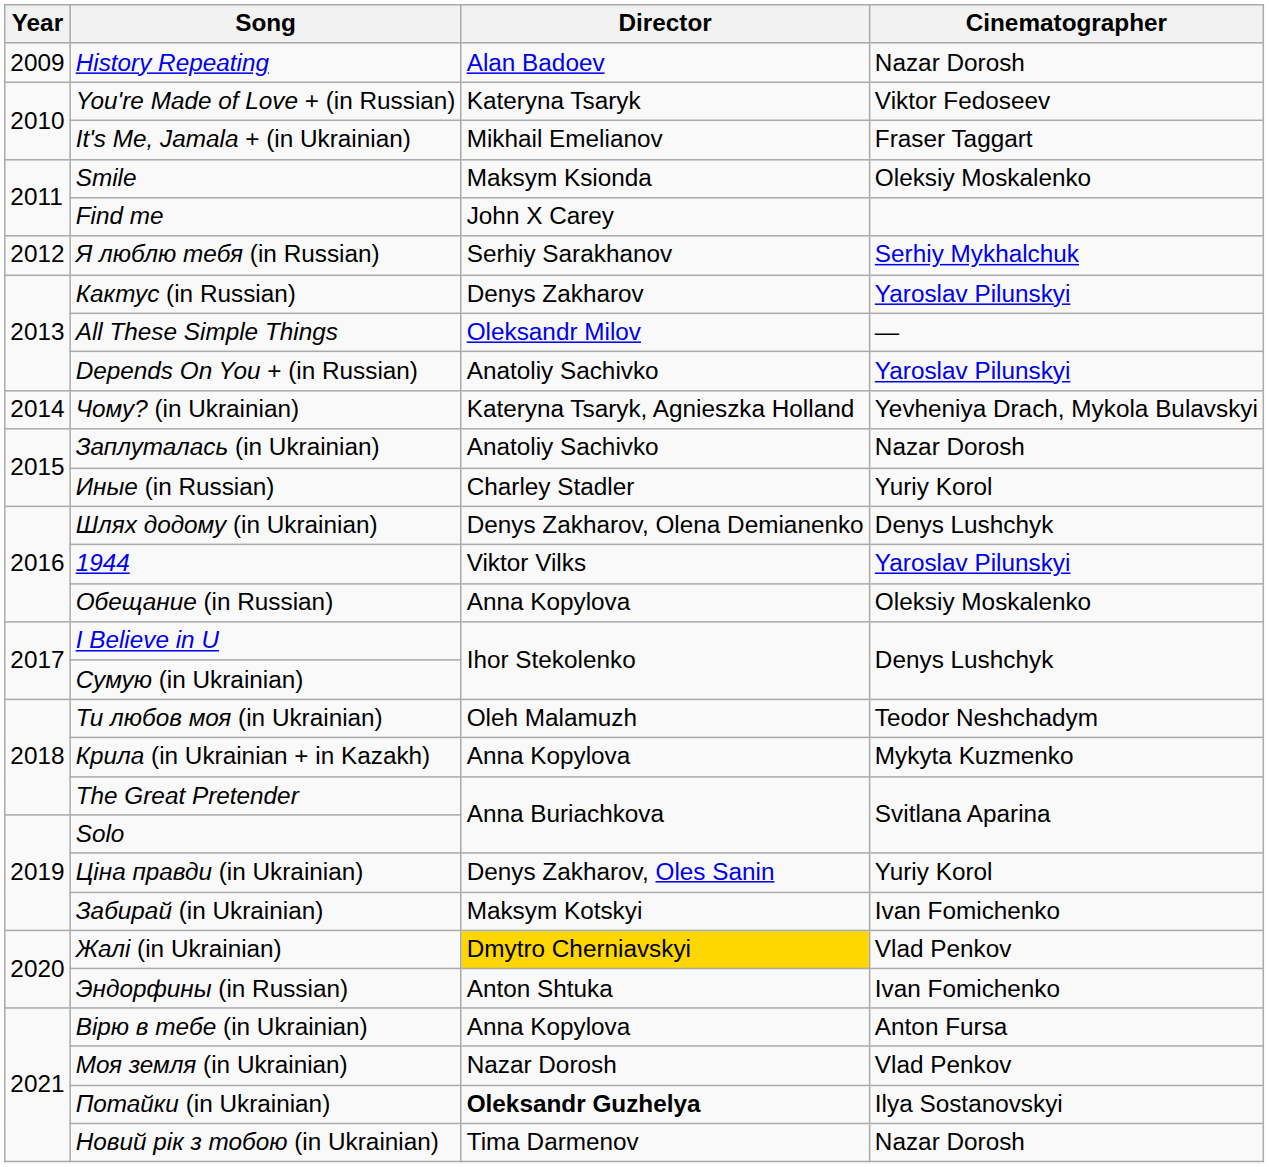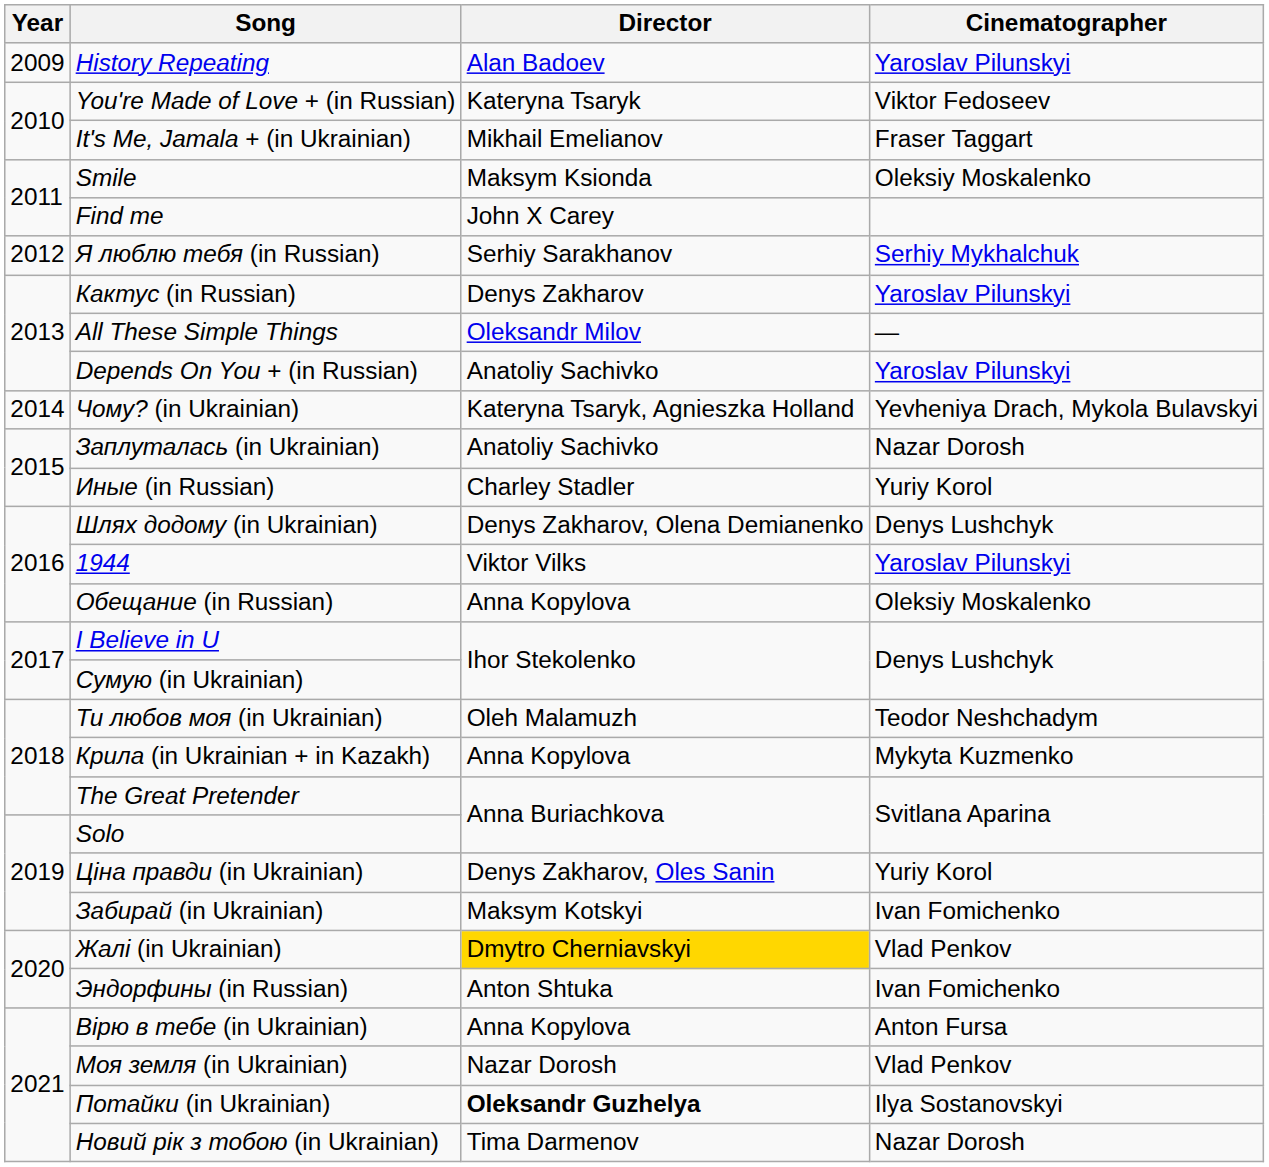(950, 62) Nazar Dorosh -> (973, 62) Yaroslav Pilunskyi
